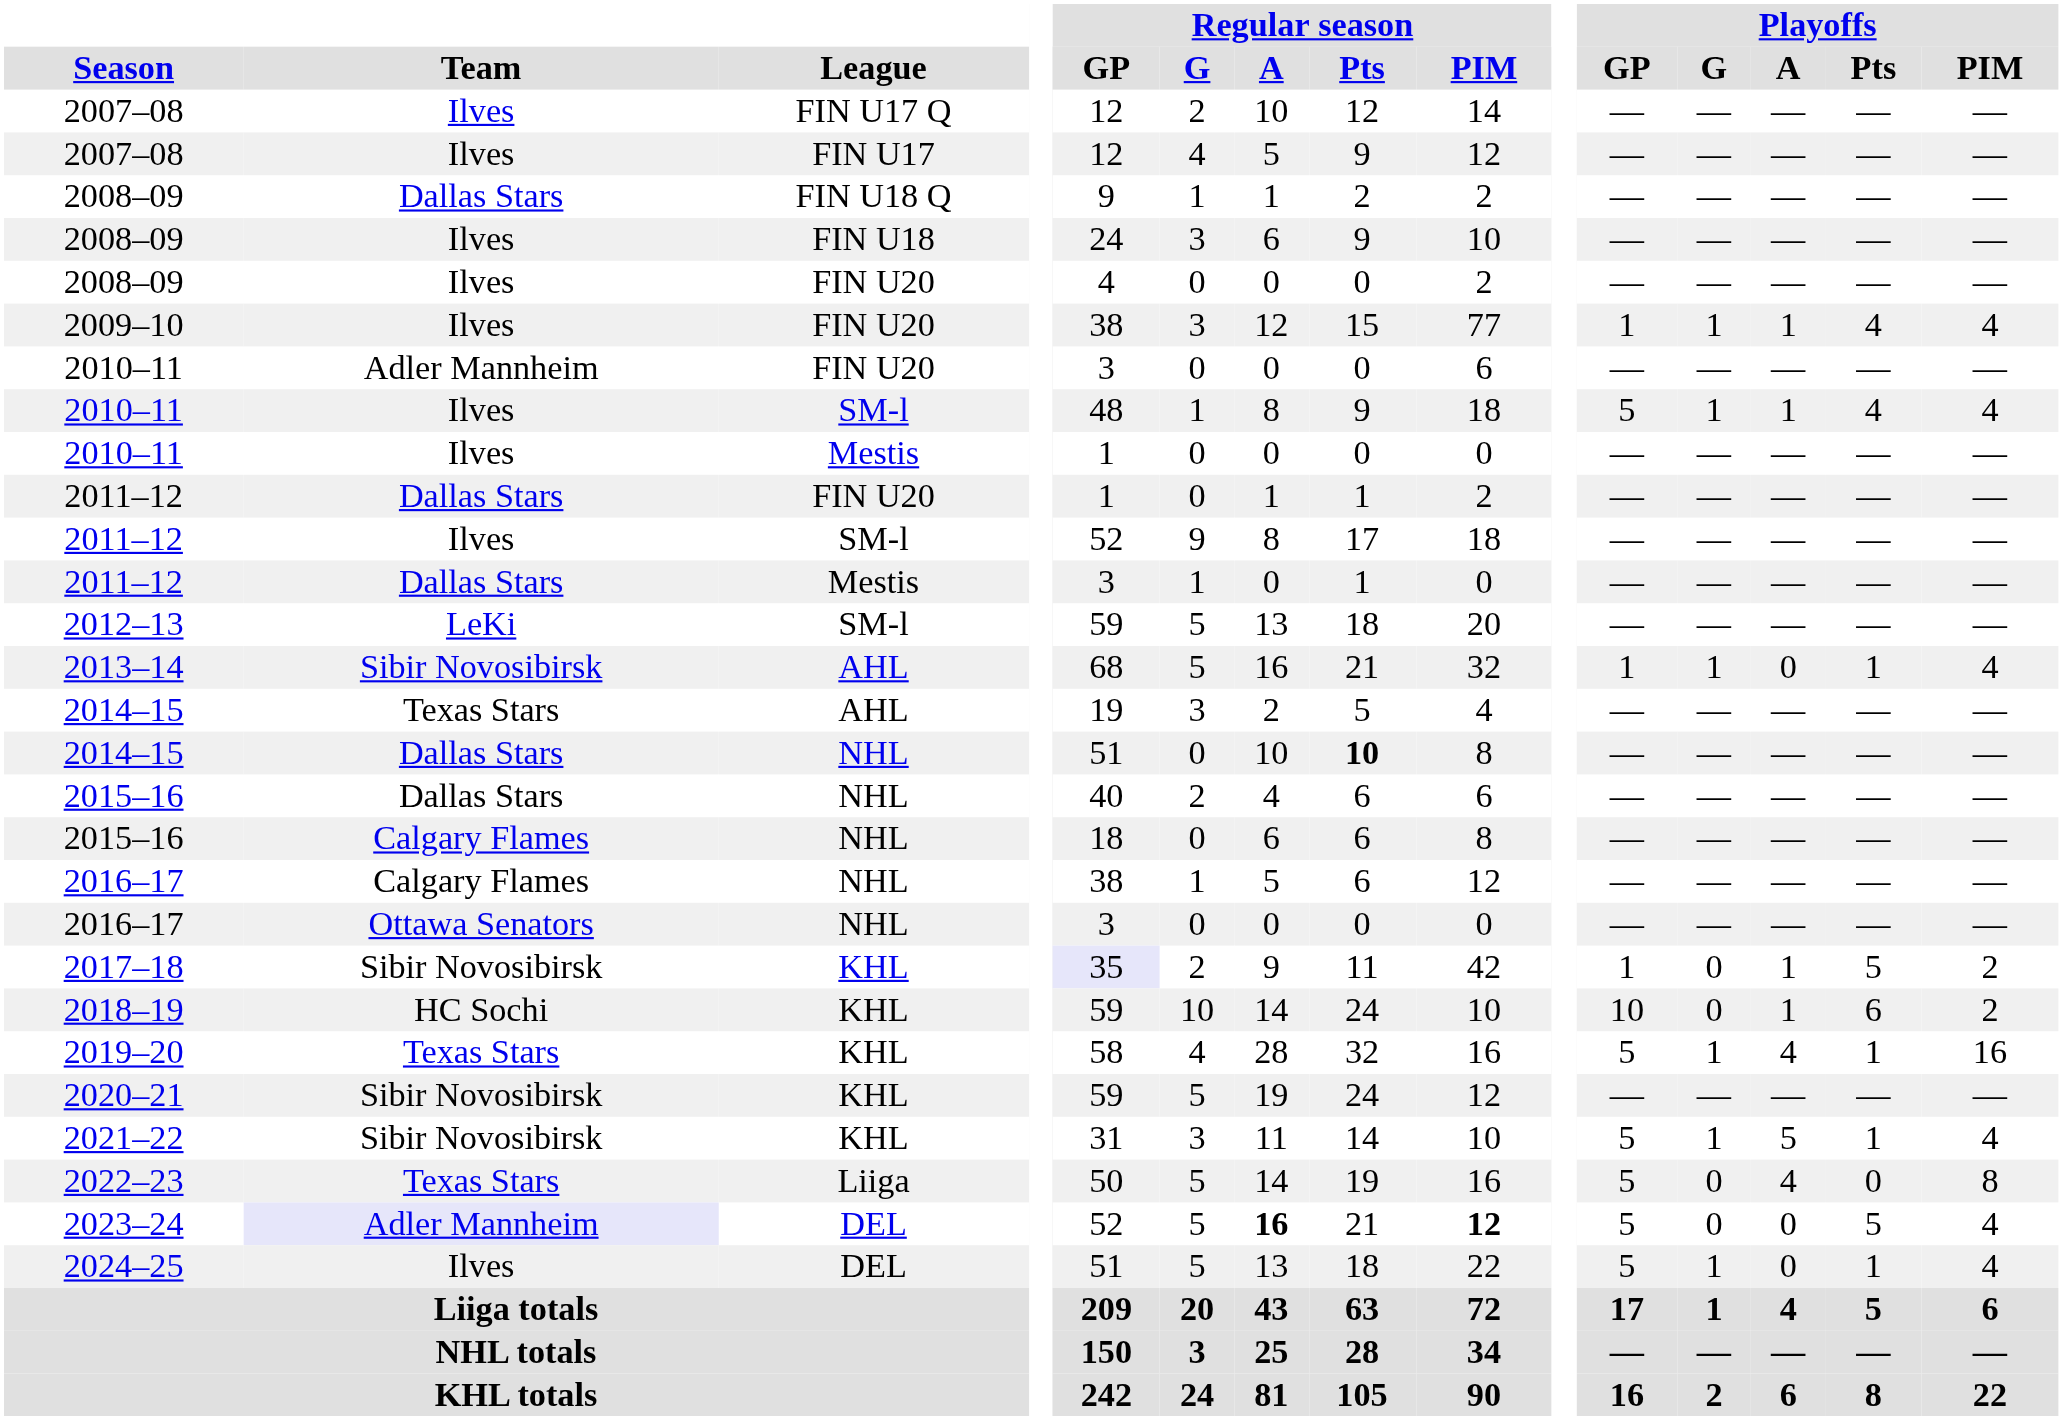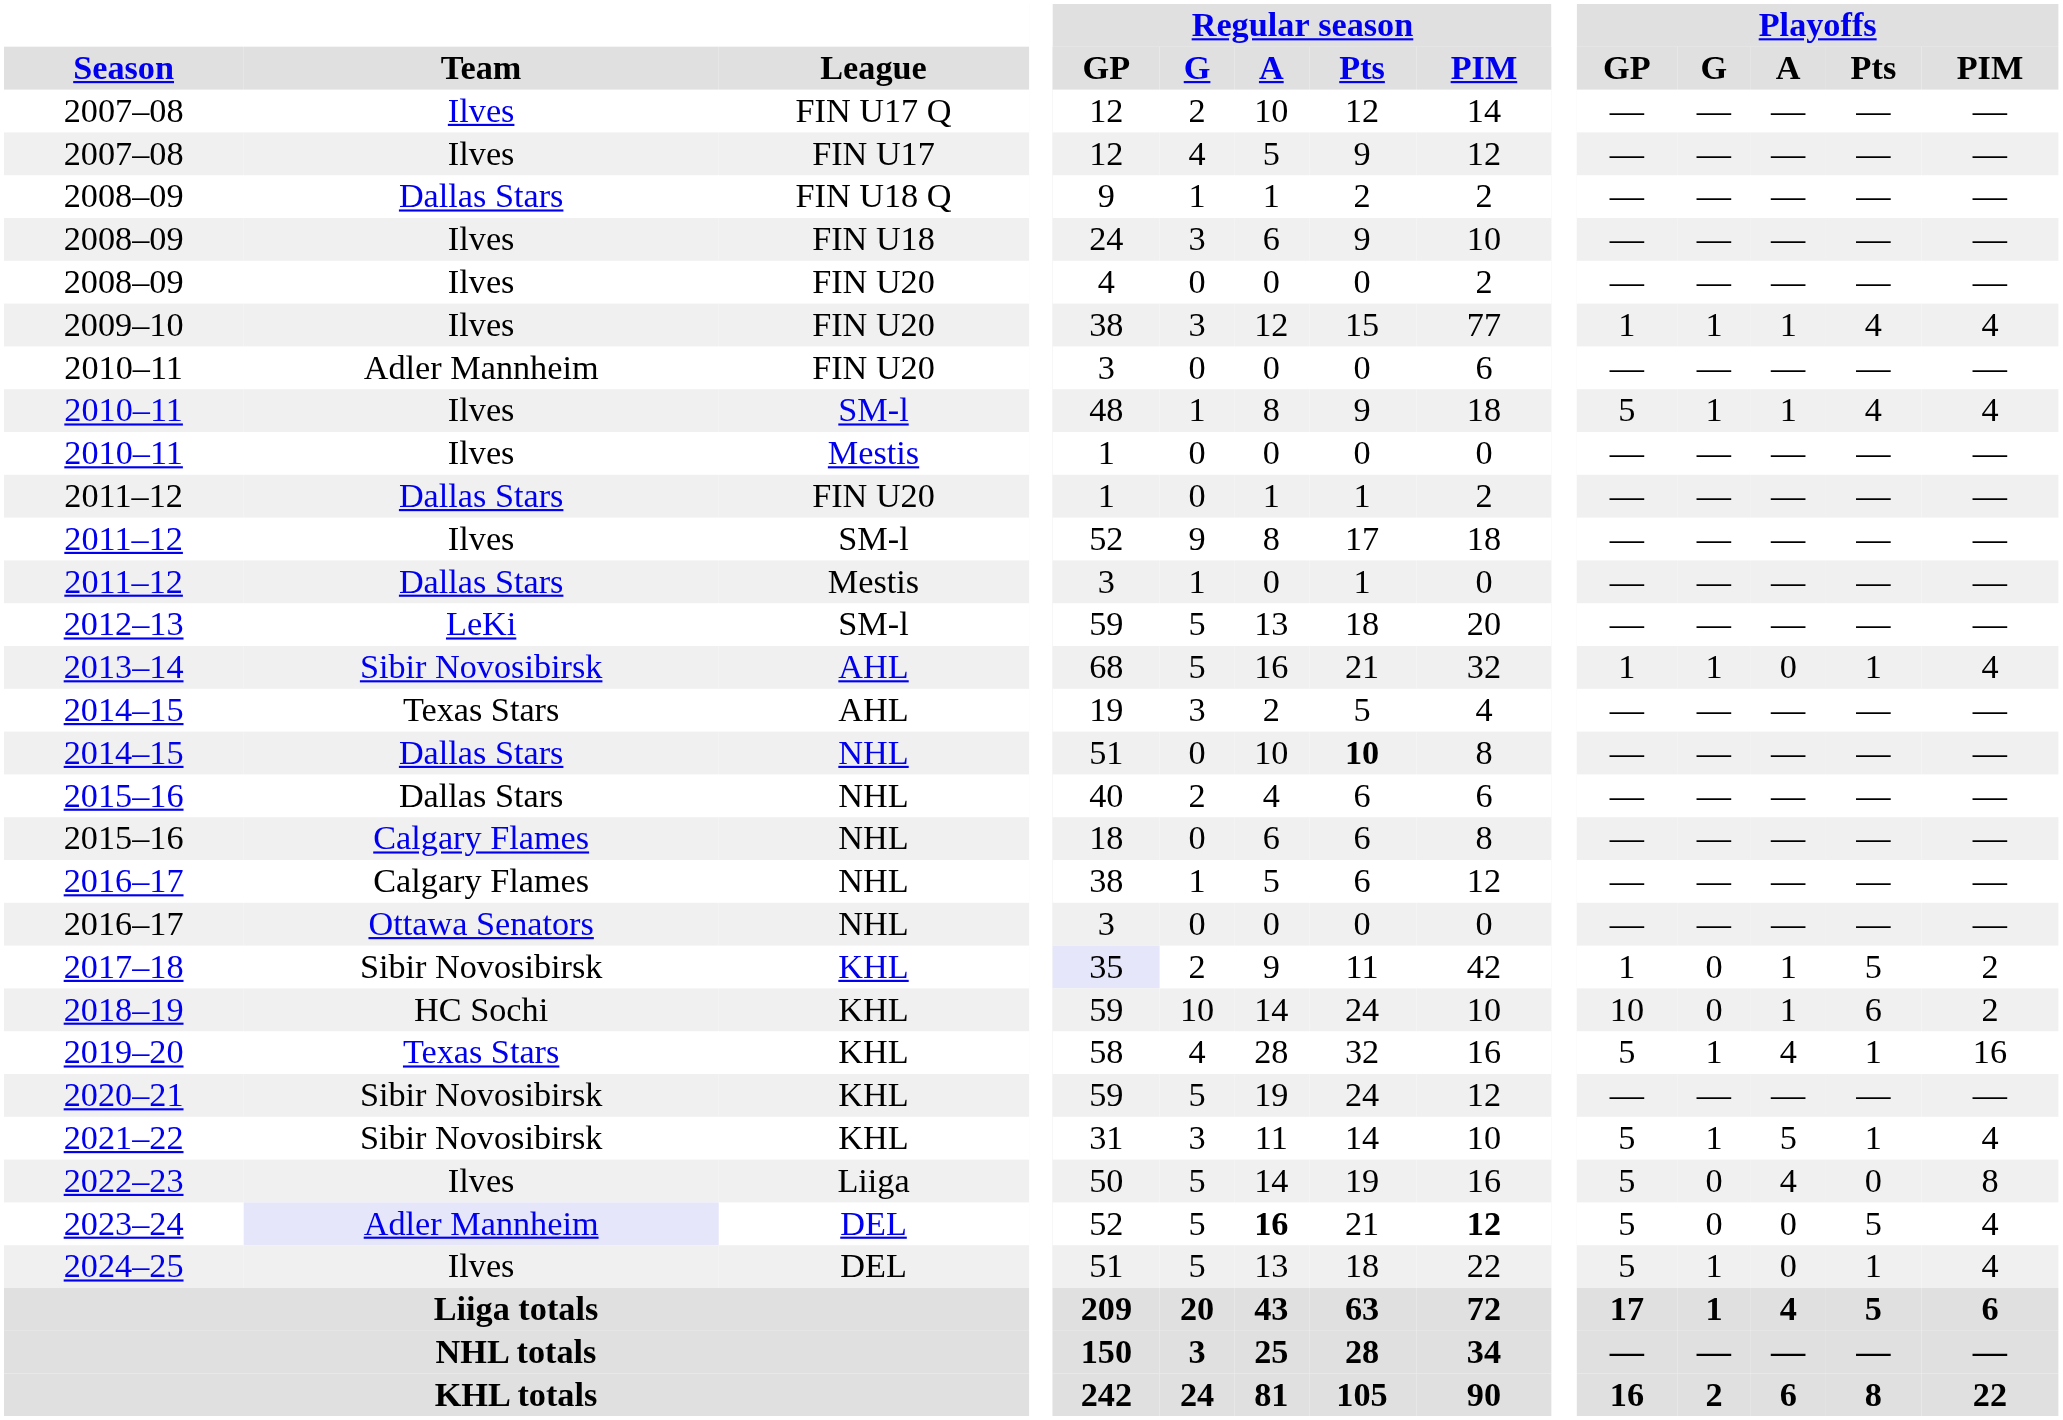(481, 1180) Texas Stars -> (481, 1180) Ilves
